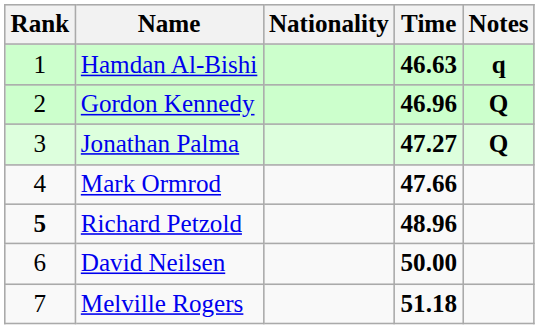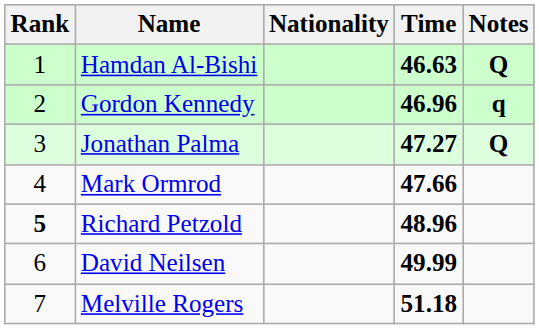(499, 64) q -> (499, 64) Q
(499, 104) Q -> (499, 104) q
(429, 263) 50.00 -> (429, 263) 49.99
